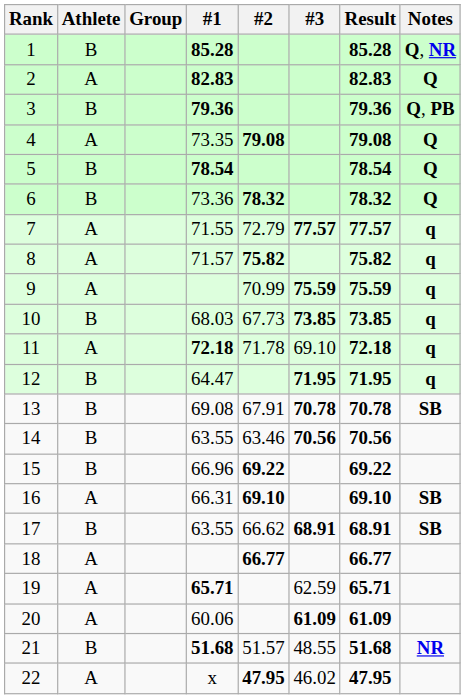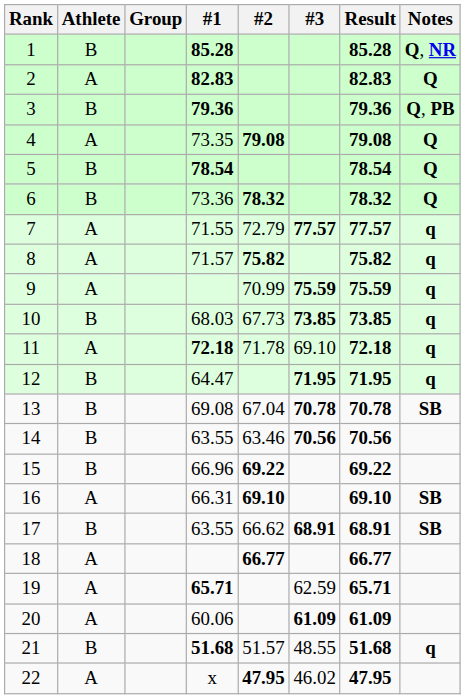(263, 408) 67.91 -> (263, 408) 67.04
(430, 648) NR -> (430, 648) q
